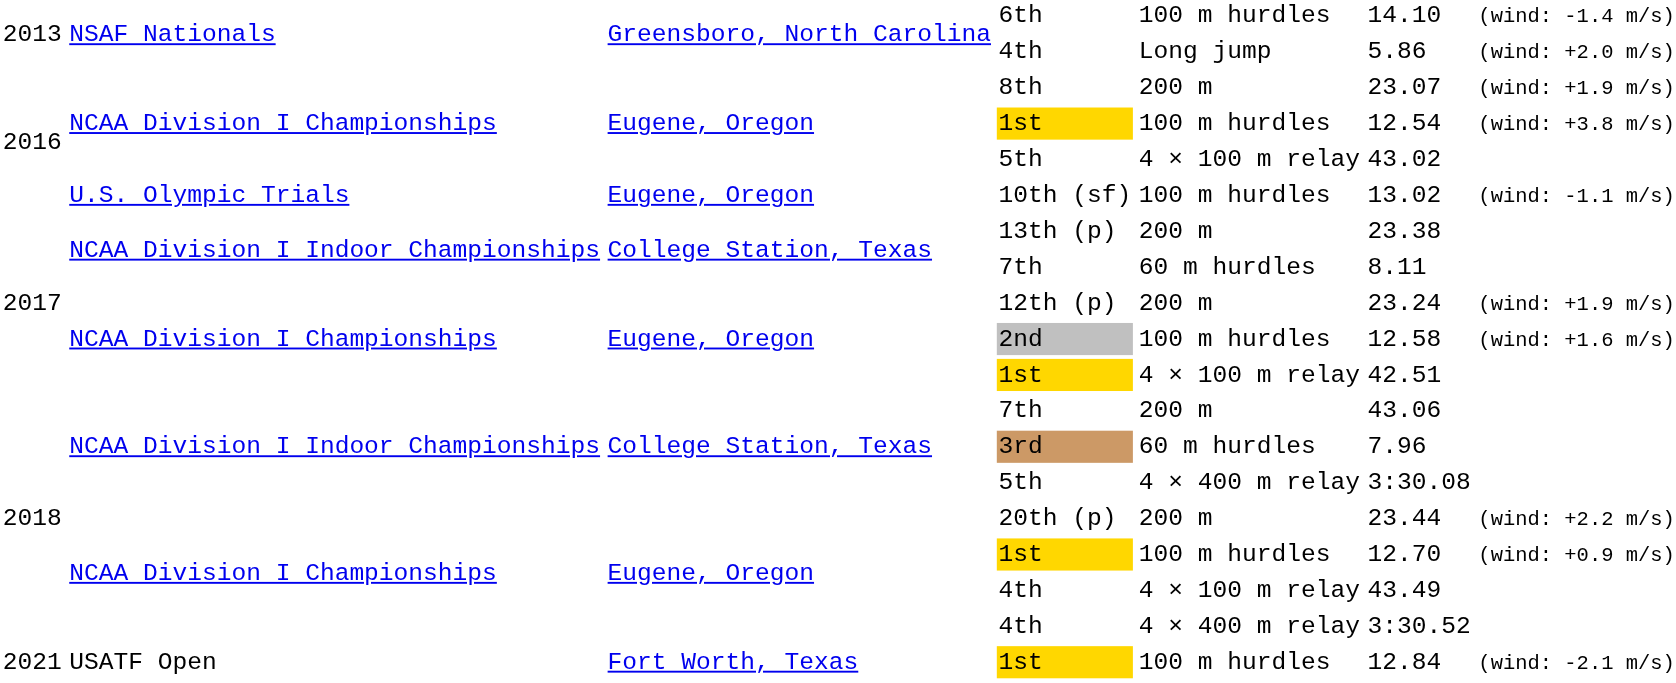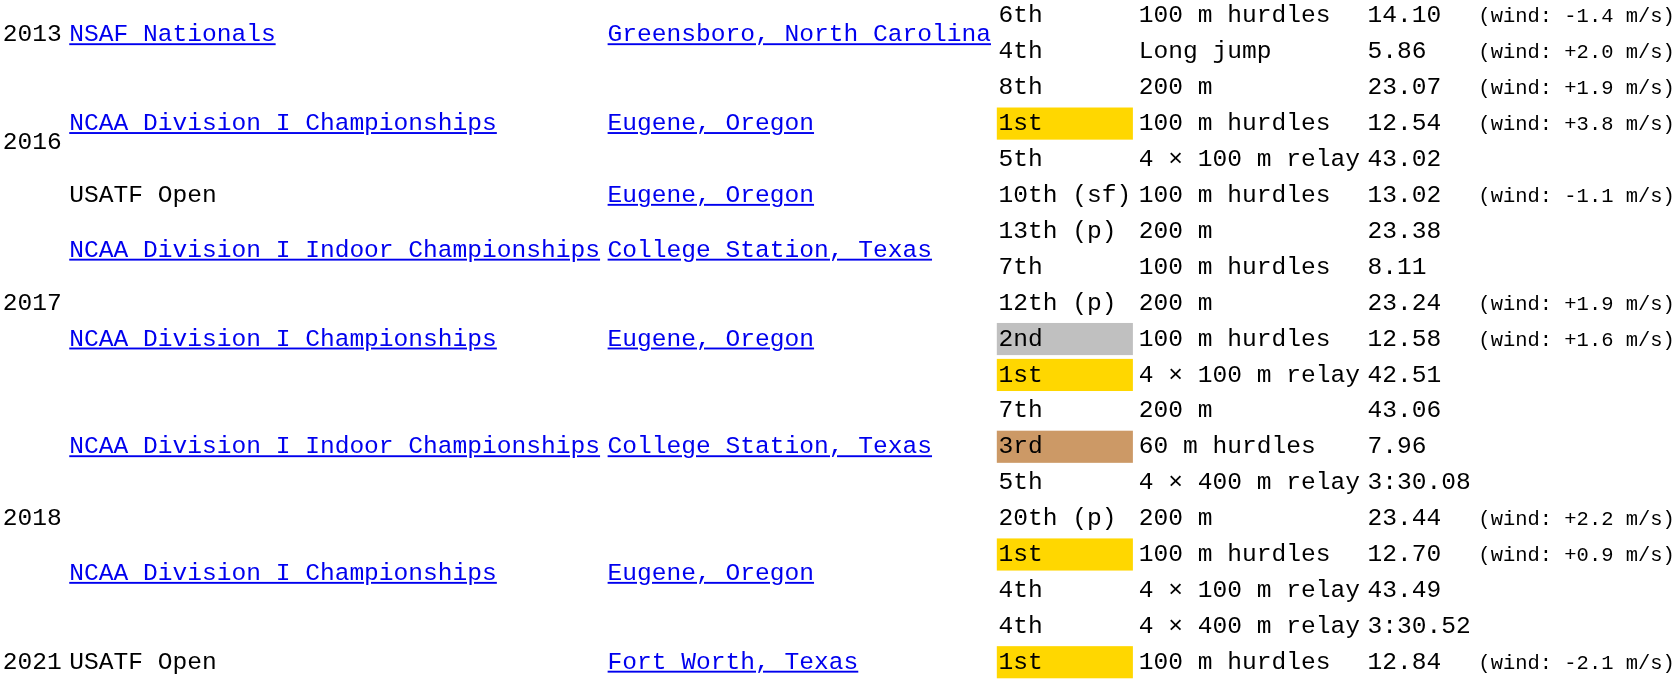(209, 195) U.S. Olympic Trials -> (143, 195) USATF Open
(1227, 267) 60 m hurdles -> (1235, 267) 100 m hurdles
